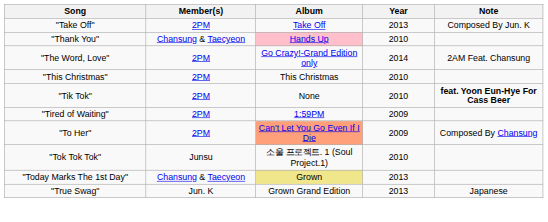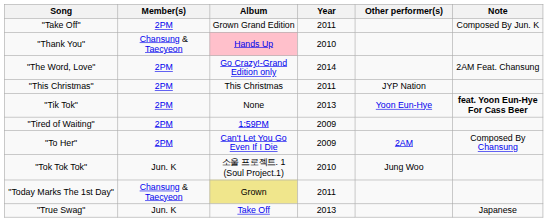+ column: (404, 11)
(309, 25) Take Off -> (254, 25) Grown Grand Edition
(398, 25) 2013 -> (326, 25) 2011
(398, 77) 2010 -> (326, 86) 2011
(398, 95) 2010 -> (326, 105) 2013
(309, 133) lightsalmon background -> (254, 143) no background
(201, 157) Junsu -> (164, 167) Jun. K
(398, 177) 2013 -> (326, 192) 2011
(309, 191) Grown Grand Edition -> (254, 210) Take Off
